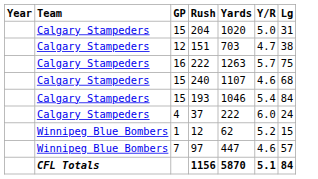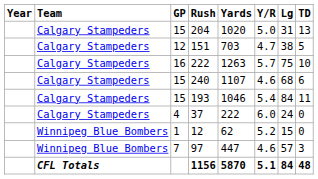+ column: (305, 13)
